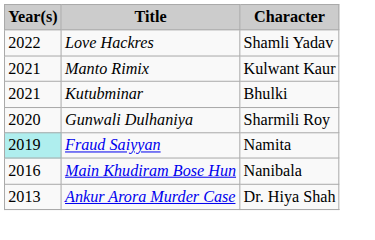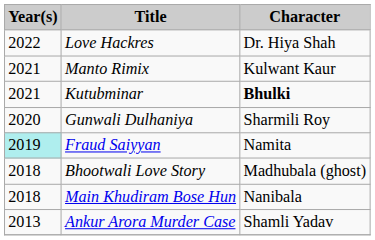(288, 42) Shamli Yadav -> (290, 42) Dr. Hiya Shah
(266, 94) normal -> (267, 94) bold
+ row: (135, 171)
(24, 171) 2016 -> (24, 196) 2018
(290, 196) Dr. Hiya Shah -> (288, 222) Shamli Yadav
